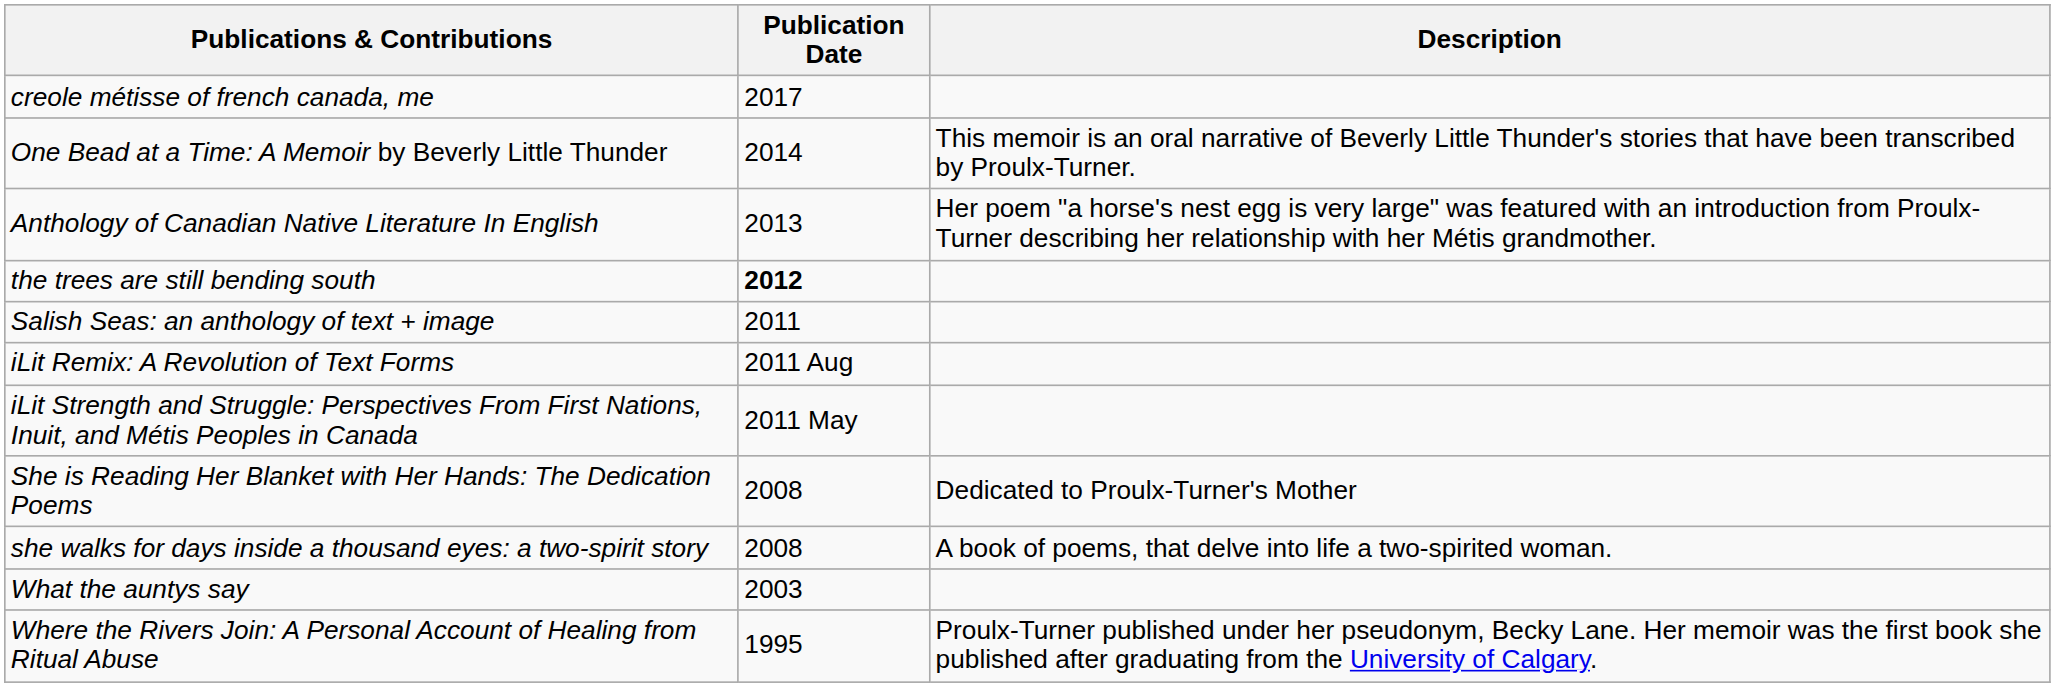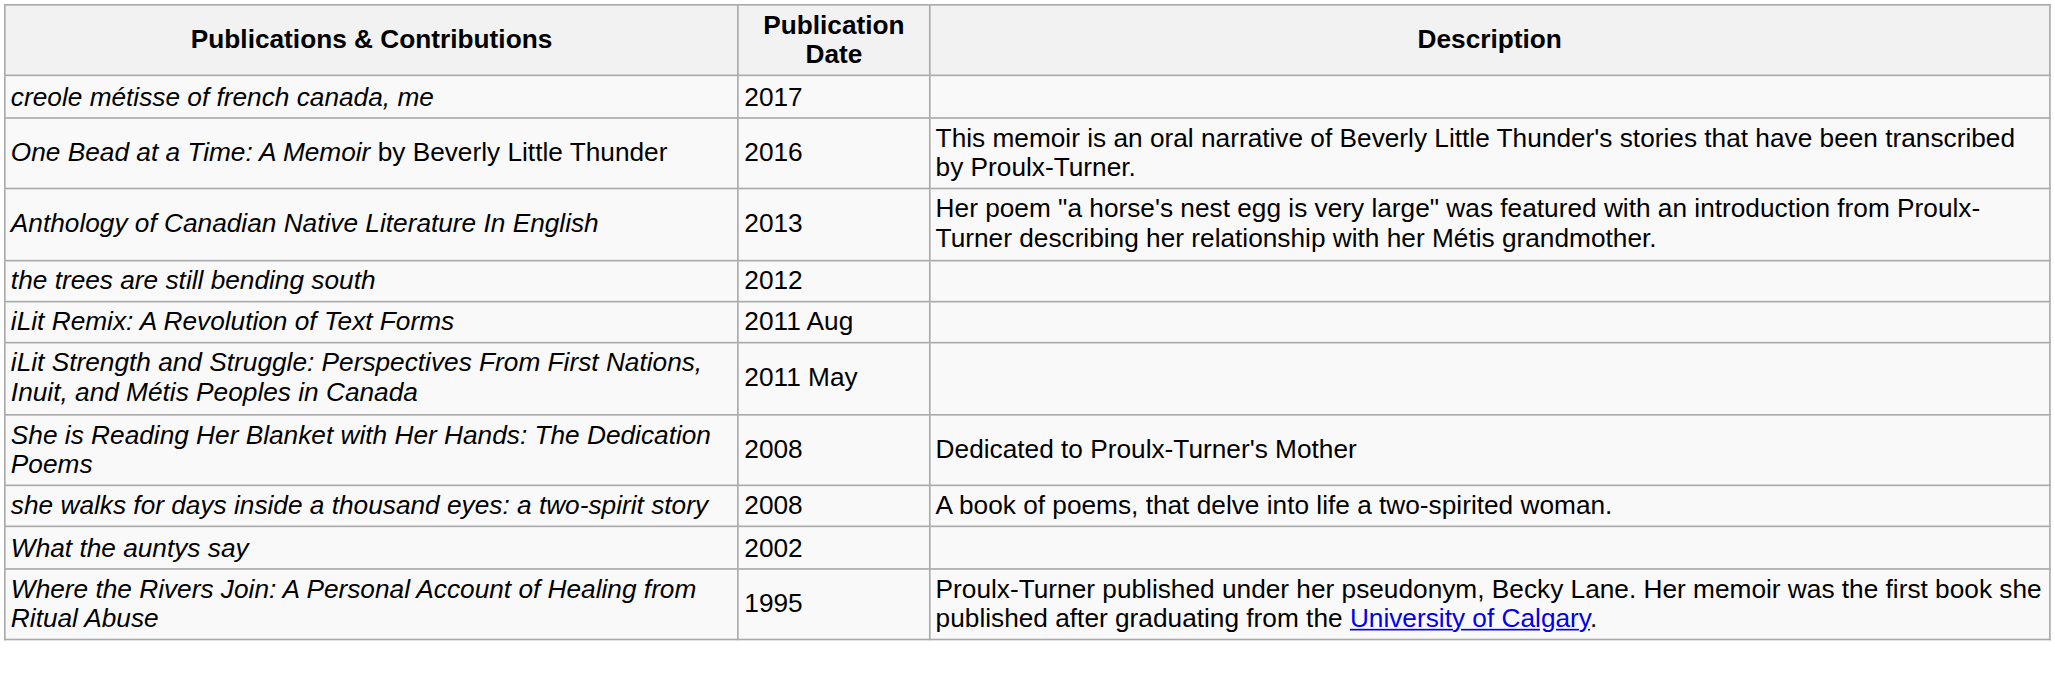(774, 152) 2014 -> (774, 152) 2016
(774, 280) bold -> (774, 280) normal
- row: (253, 321)
(774, 589) 2003 -> (774, 547) 2002
